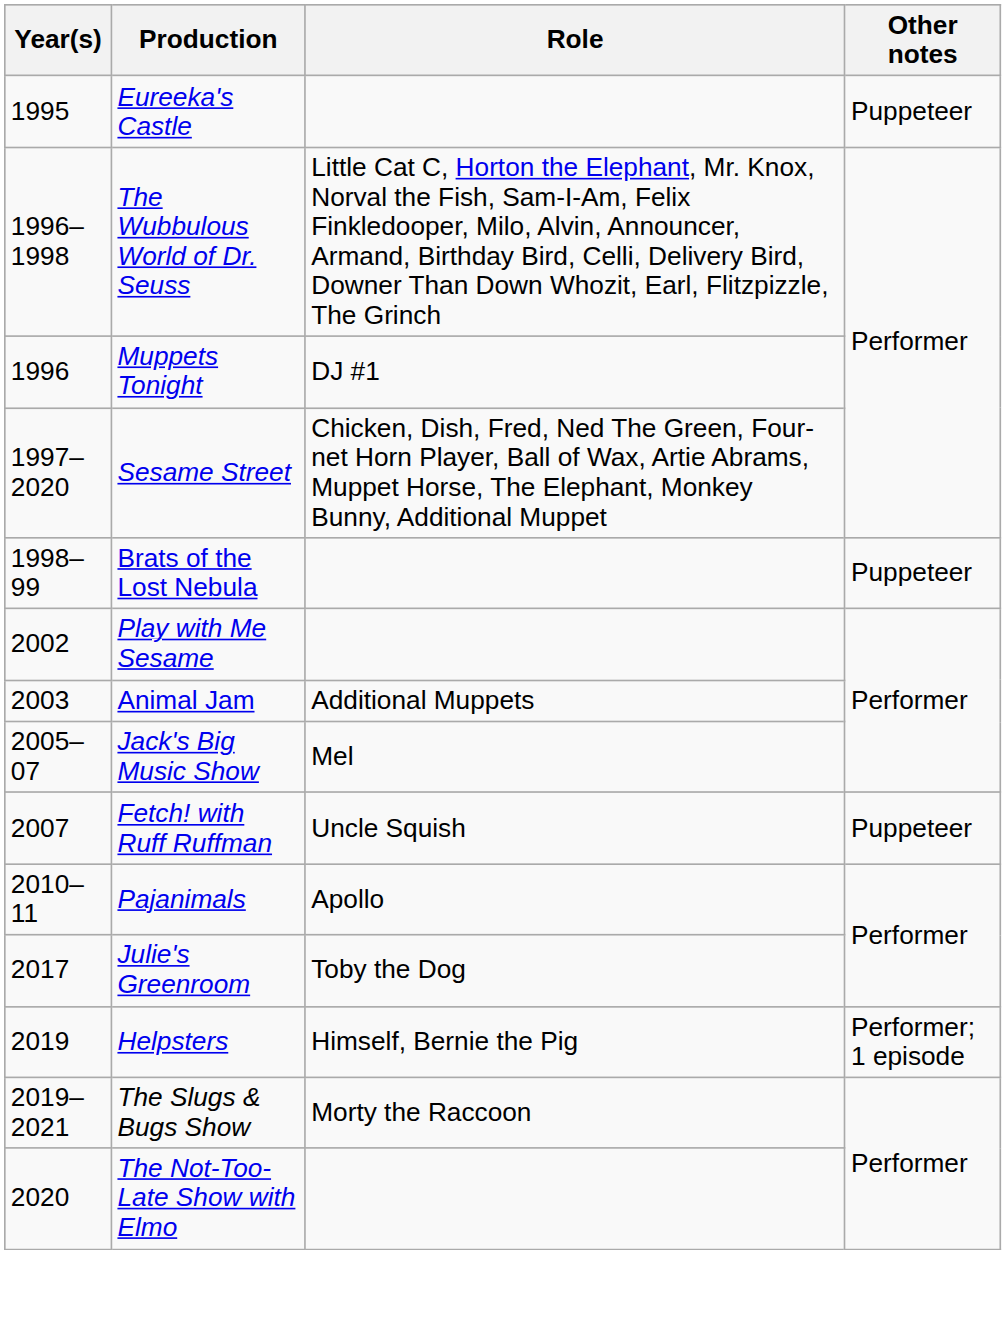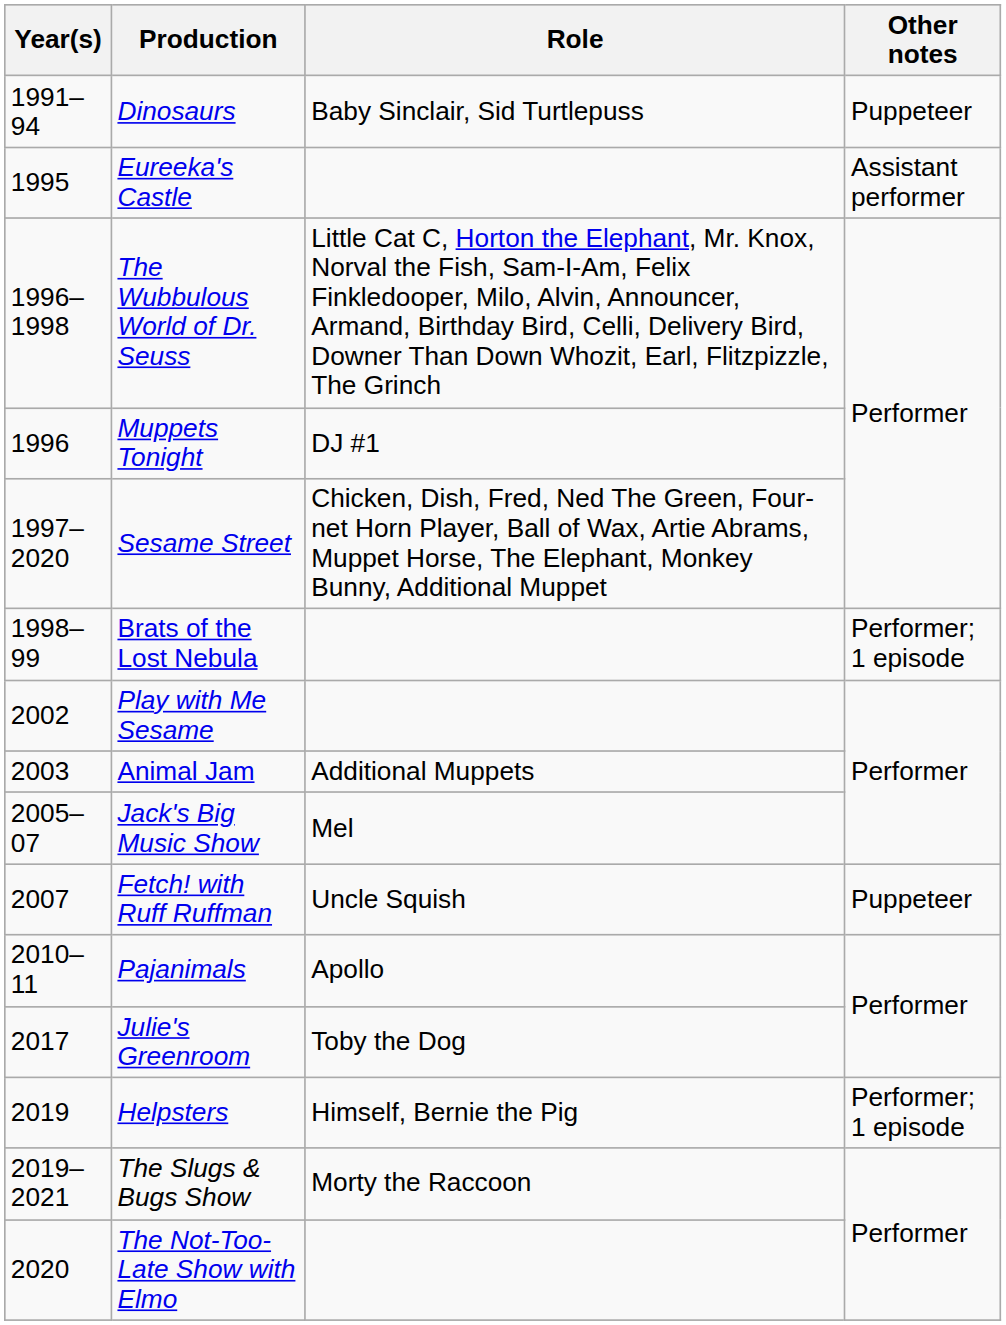+ row: (177, 111)
(912, 111) Puppeteer -> (908, 182) Assistant performer
(912, 572) Puppeteer -> (913, 643) Performer; 1 episode
